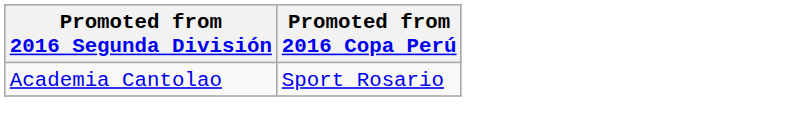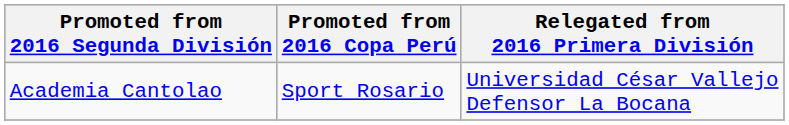+ column: (622, 34)
